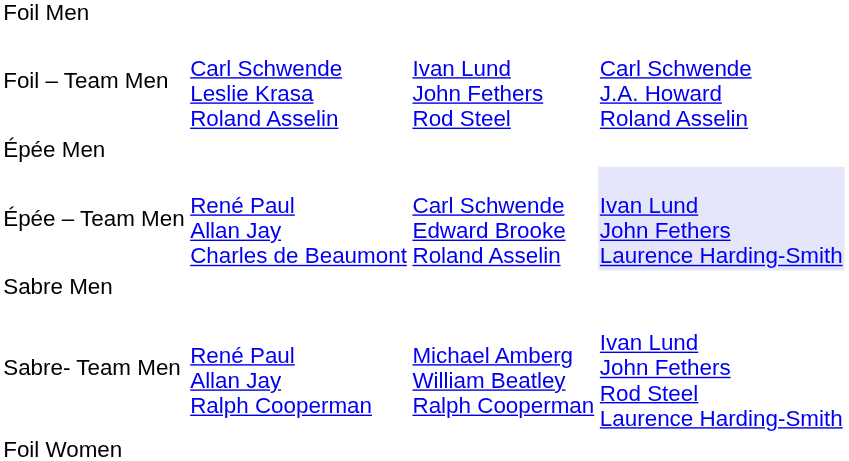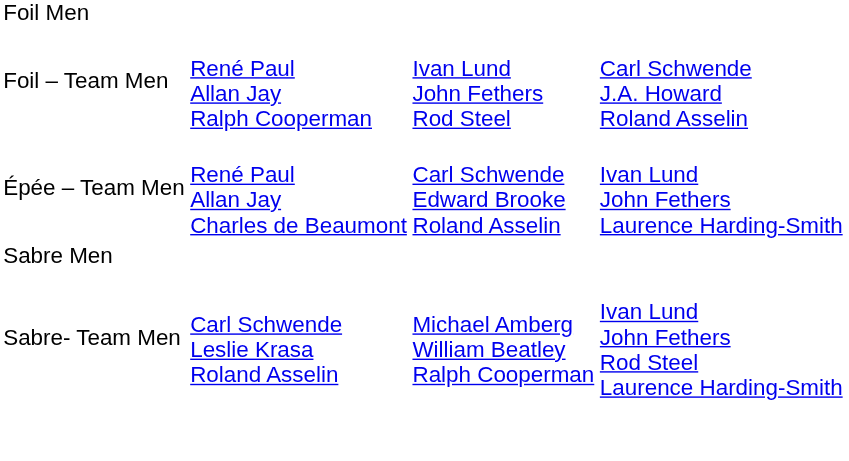(266, 93) Carl Schwende Leslie Krasa Roland Asselin -> (281, 93) René Paul Allan Jay Ralph Cooperman
- row: (54, 149)
(721, 230) lavender background -> (721, 200) no background
(281, 380) René Paul Allan Jay Ralph Cooperman -> (266, 350) Carl Schwende Leslie Krasa Roland Asselin
- row: (63, 449)
